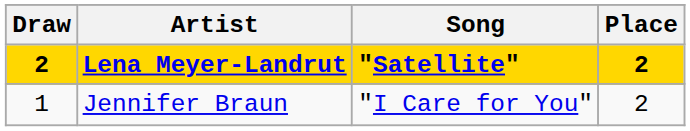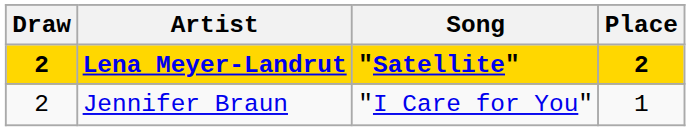(42, 105) 1 -> (42, 105) 2
(641, 105) 2 -> (641, 105) 1
